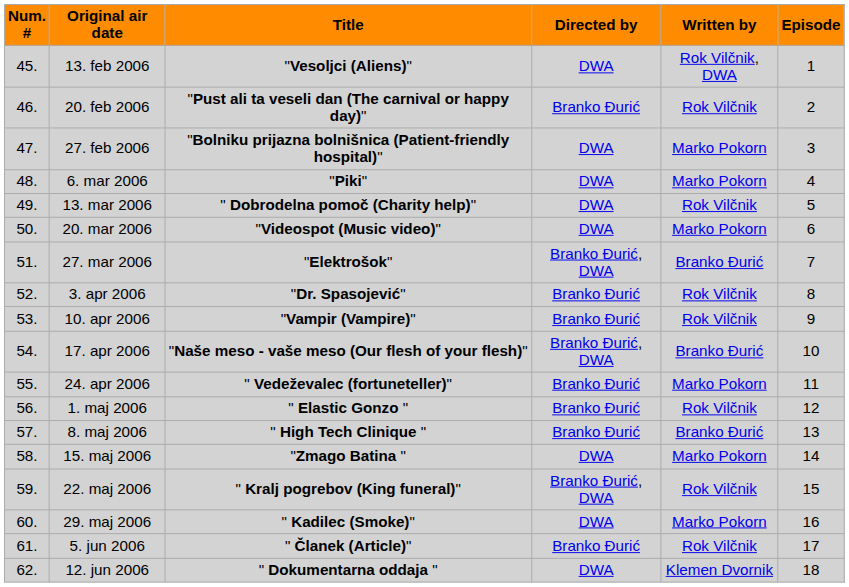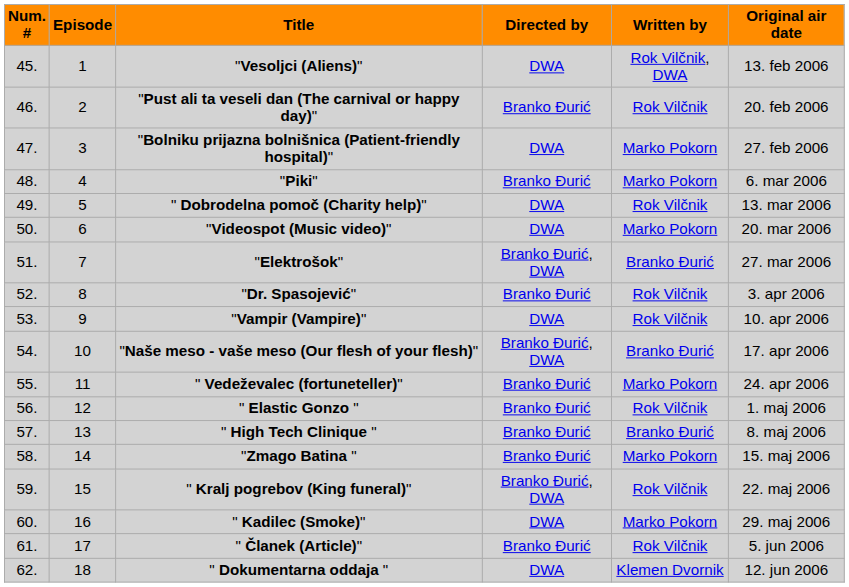columns swapped: (811, 25) <-> (107, 25)
(596, 181) DWA -> (547, 181) Branko Đurić
(596, 319) Branko Đurić -> (547, 319) DWA
(596, 456) DWA -> (547, 456) Branko Đurić
